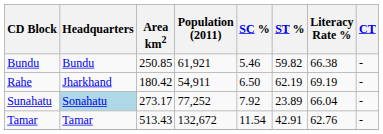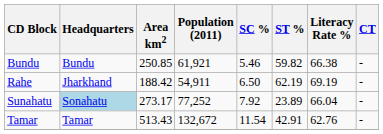(156, 82) 180.42 -> (156, 82) 188.42
